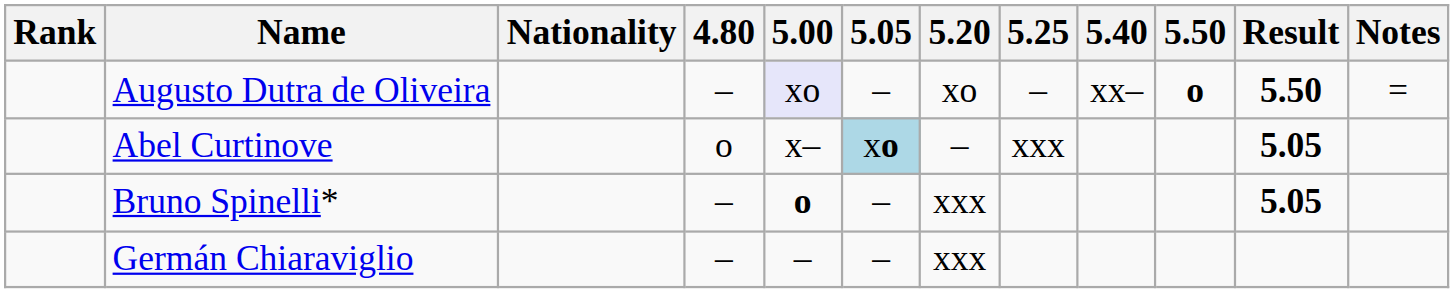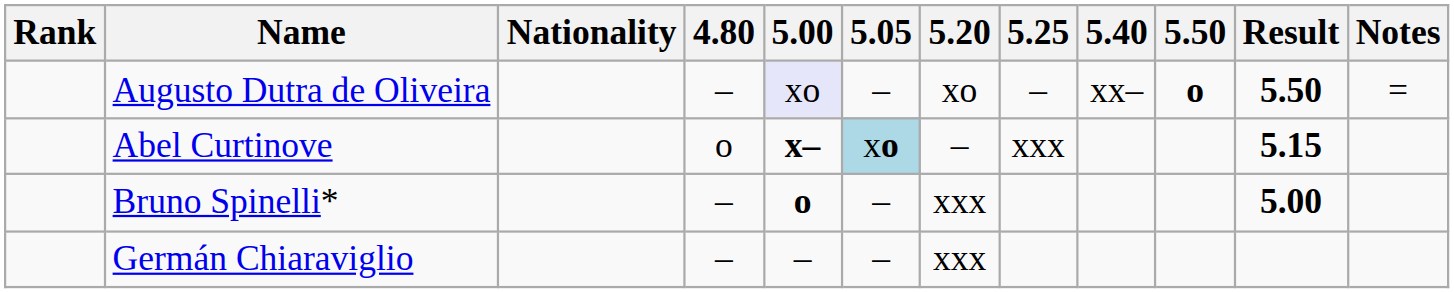(803, 145) normal -> (803, 145) bold
(1291, 145) 5.05 -> (1291, 145) 5.15
(1291, 201) 5.05 -> (1291, 201) 5.00
